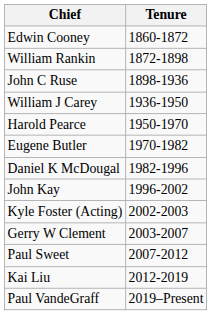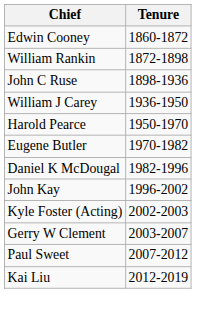- row: (53, 299)
